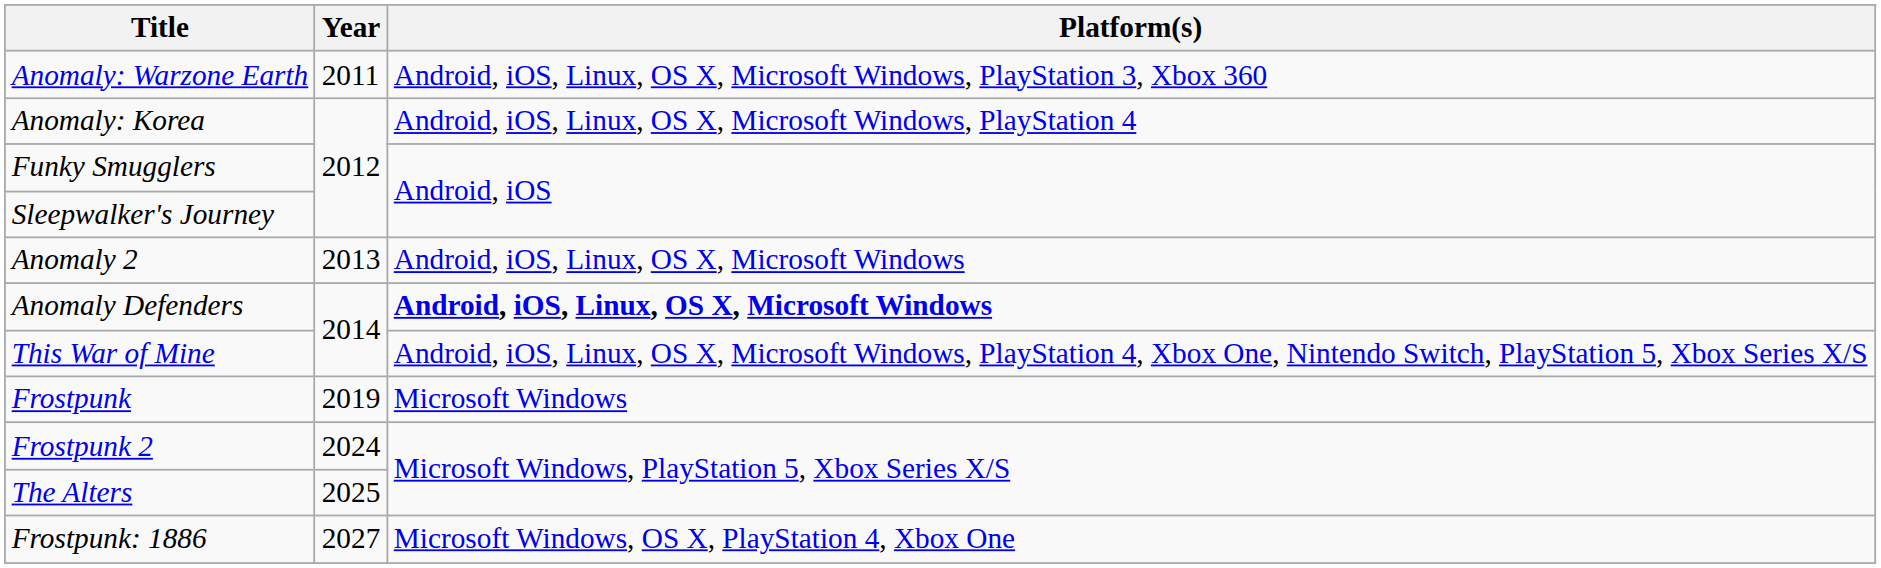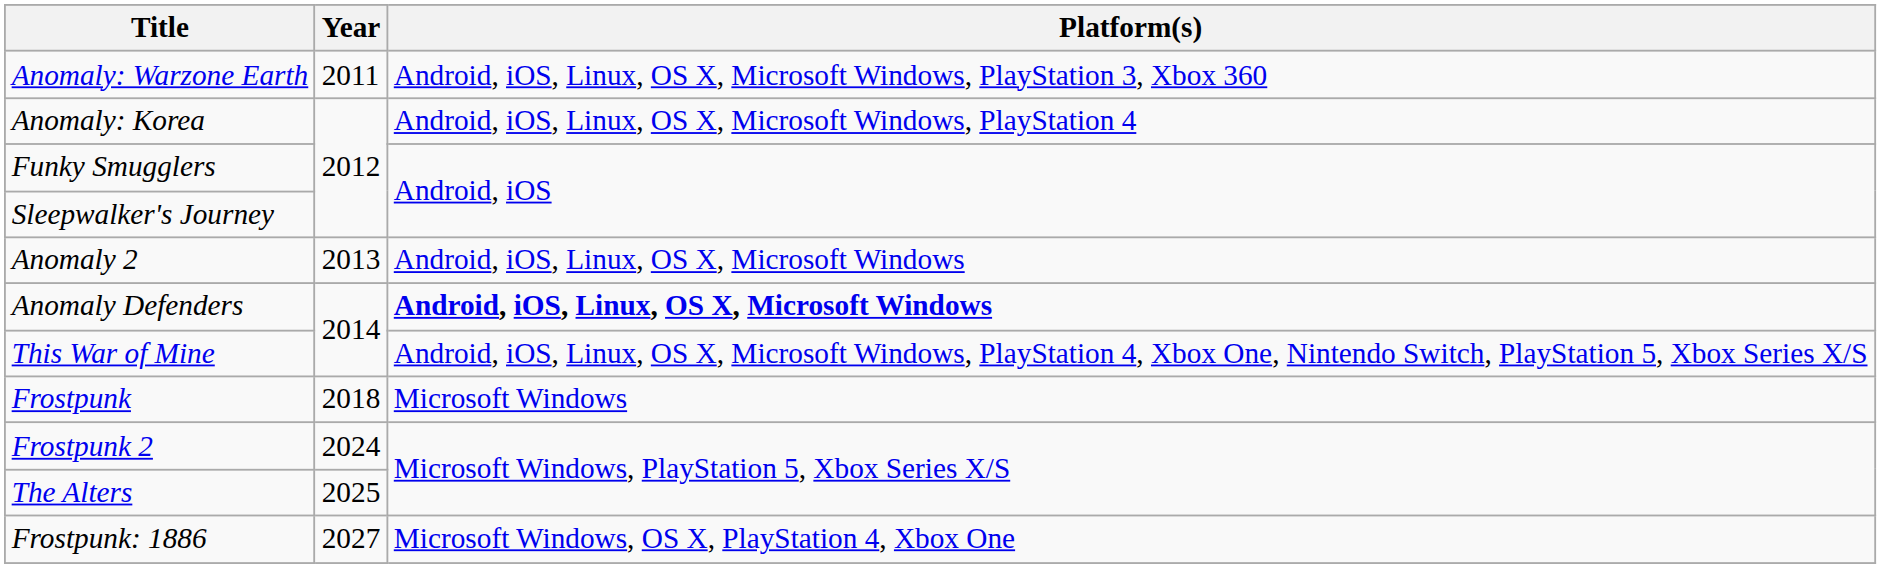(351, 399) 2019 -> (351, 399) 2018
